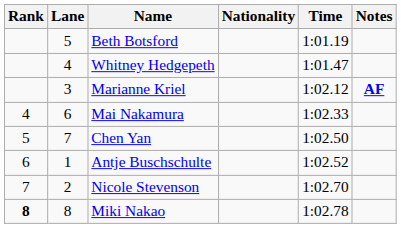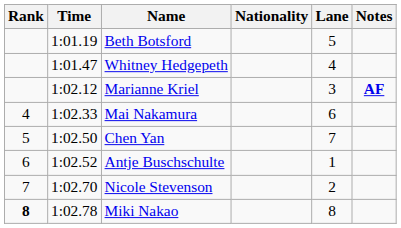columns swapped: (68, 16) <-> (325, 16)
